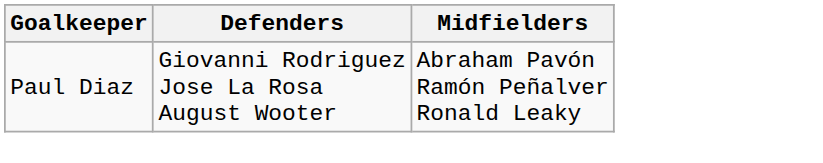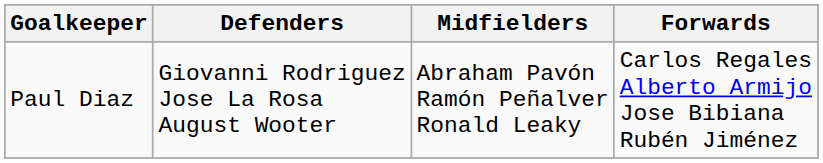+ column: (716, 24)
